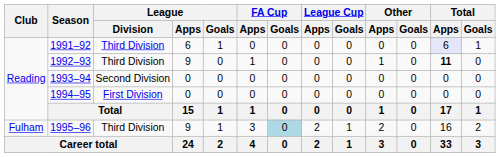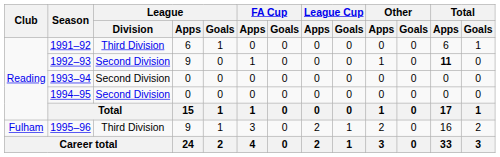(446, 45) lavender background -> (446, 45) no background
(133, 62) Third Division -> (133, 62) Second Division
(133, 95) First Division -> (133, 95) Second Division
(285, 128) lightblue background -> (285, 128) no background
